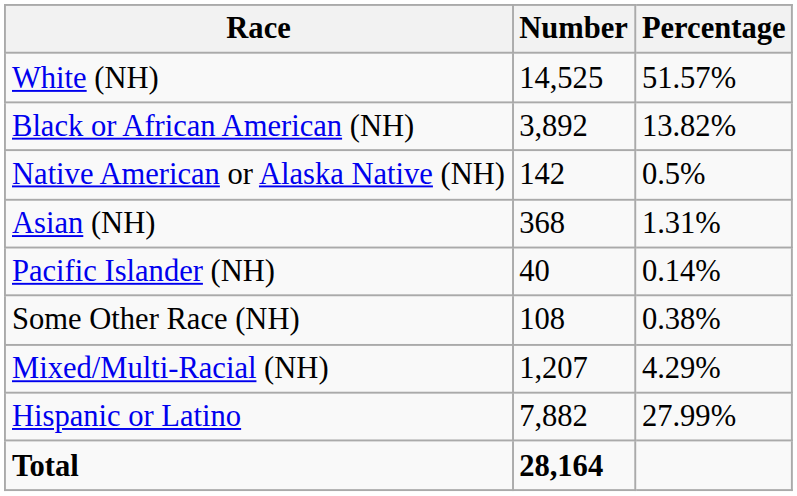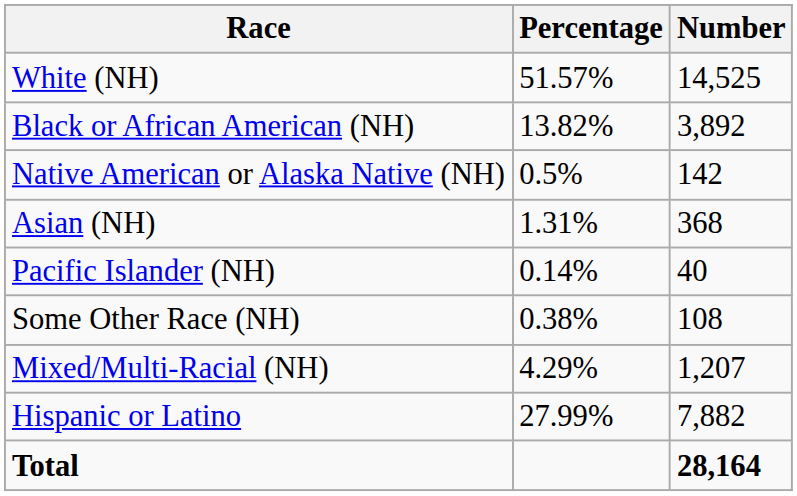columns swapped: (573, 28) <-> (714, 28)
